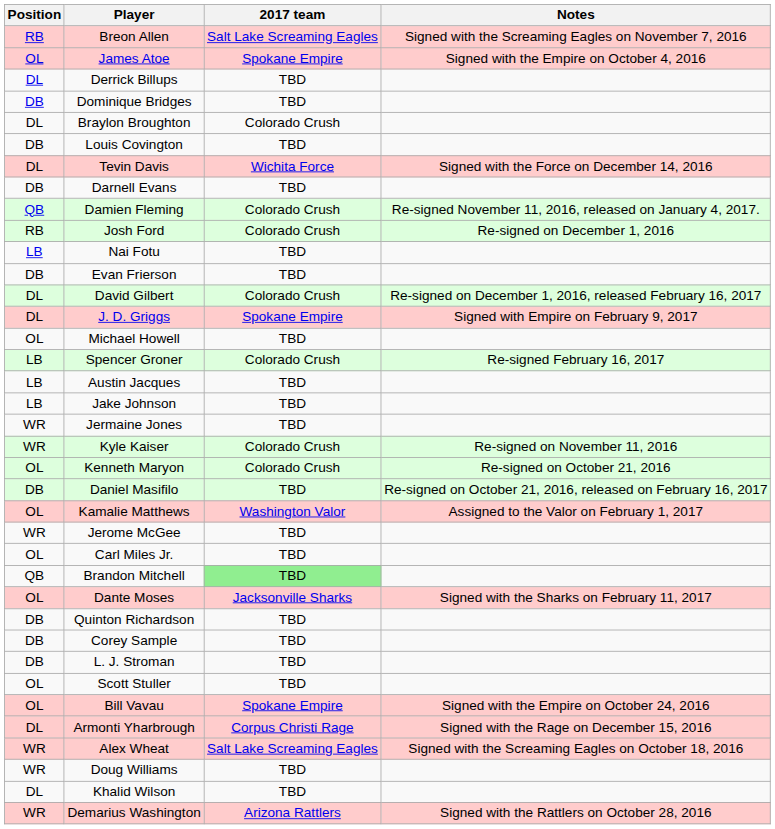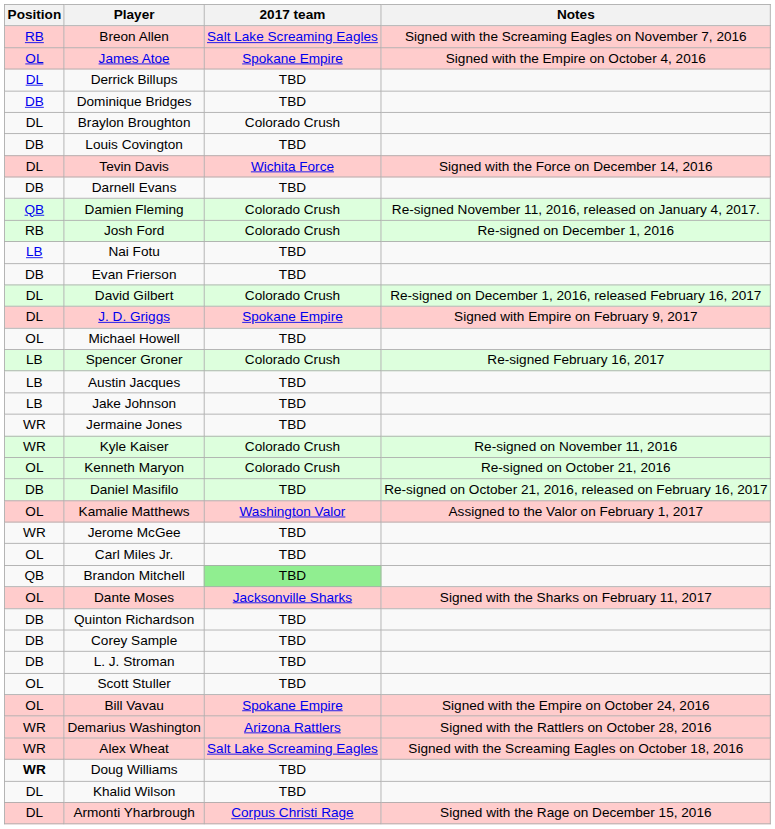rows swapped: (134, 813) <-> (134, 727)
(34, 770) normal -> (34, 770) bold
